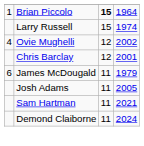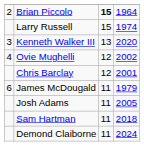(9, 12) 1 -> (9, 12) 2
+ row: (56, 42)
(127, 103) 2021 -> (127, 118) 2018
